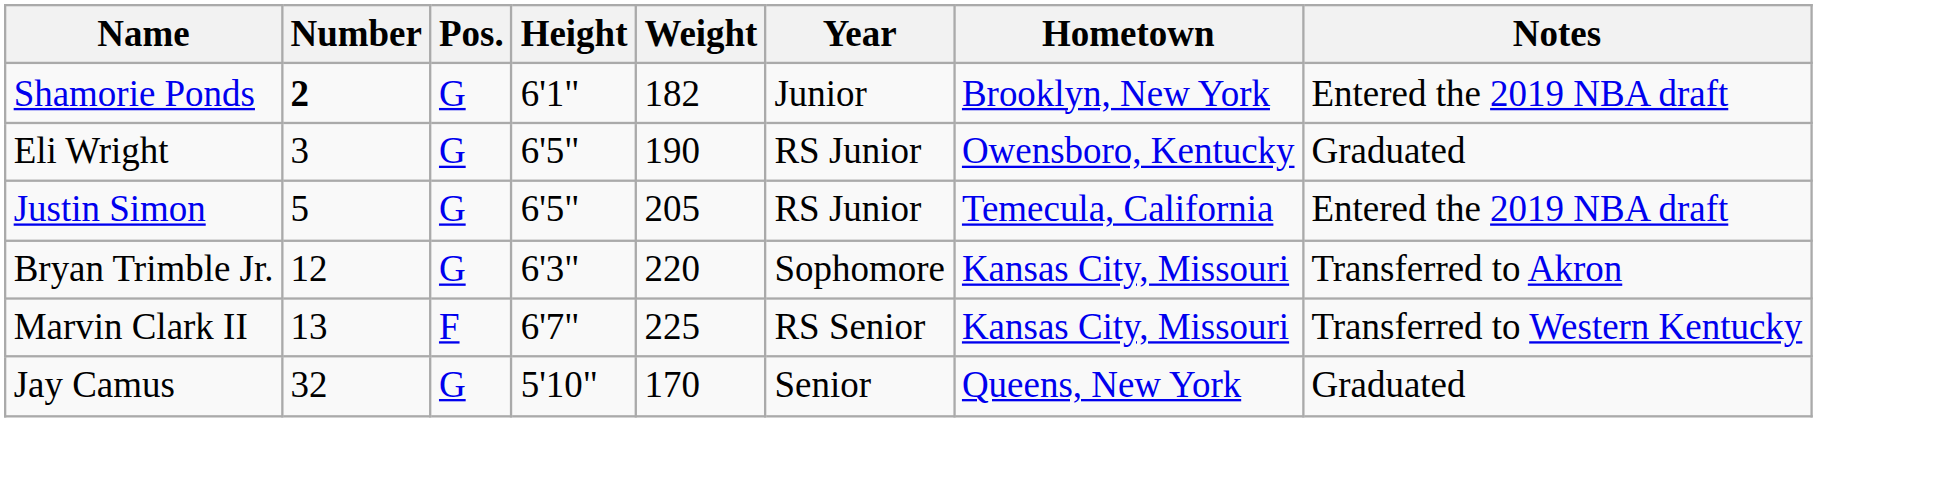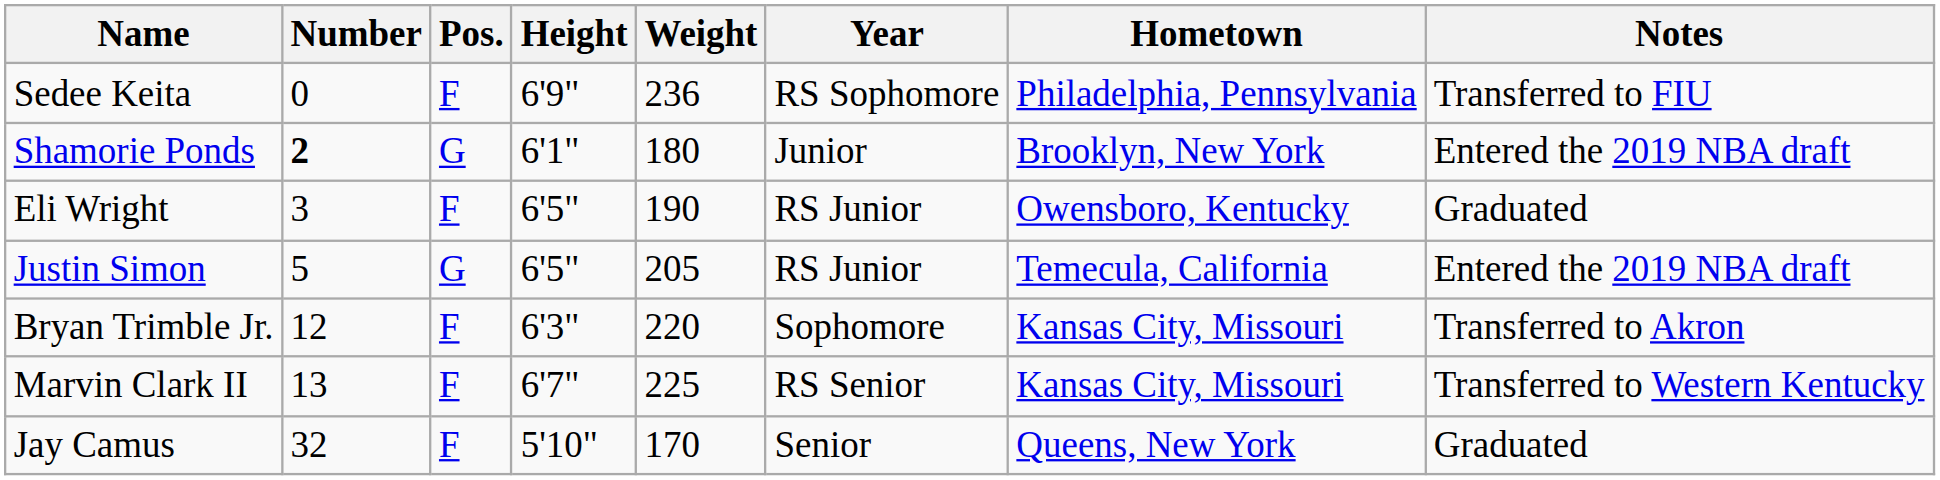+ row: (102, 92)
(672, 92) 182 -> (672, 151) 180
(452, 151) G -> (449, 209) F
(452, 268) G -> (449, 326) F
(452, 385) G -> (449, 444) F
